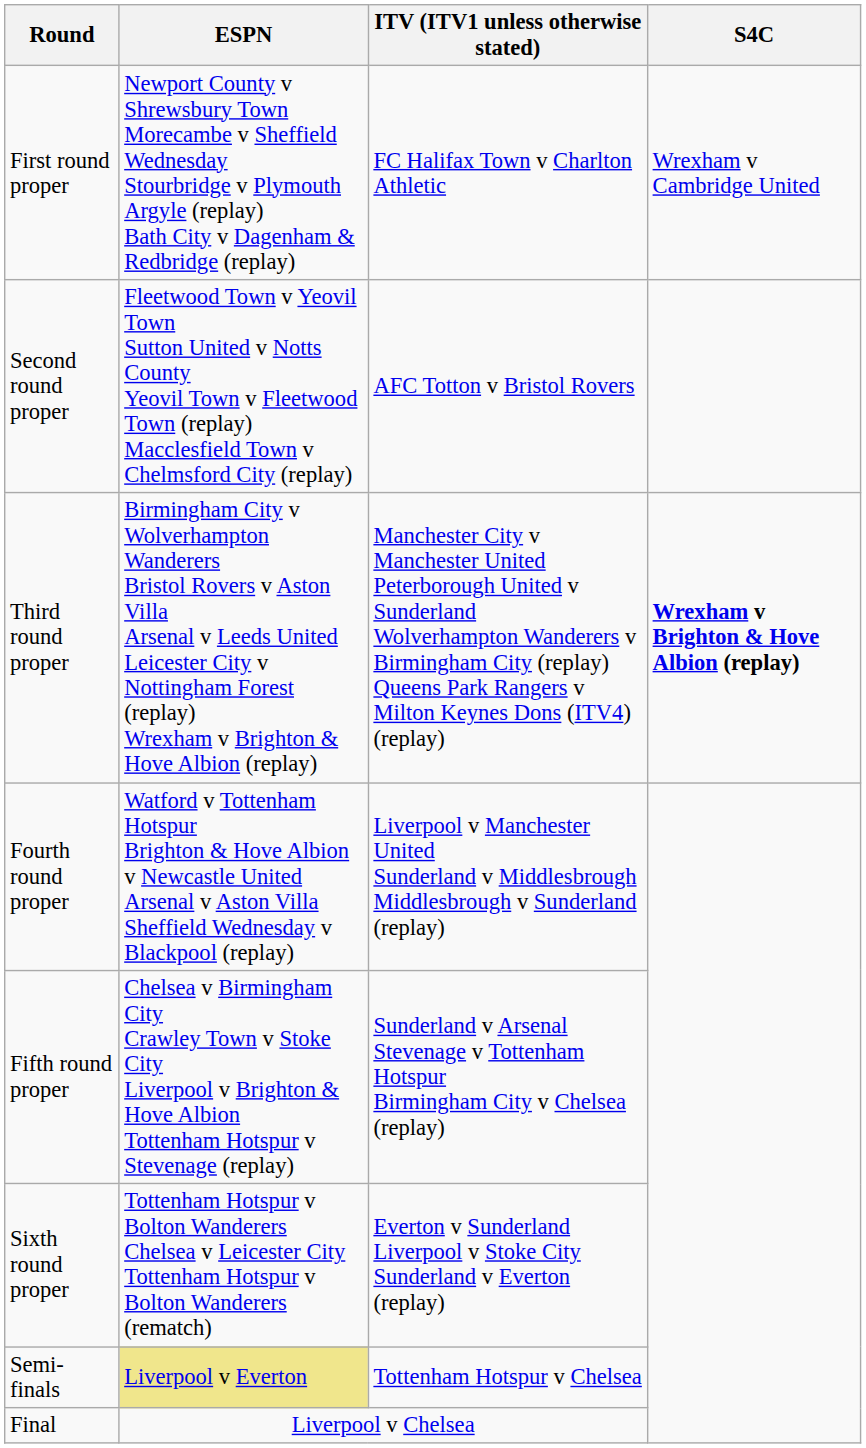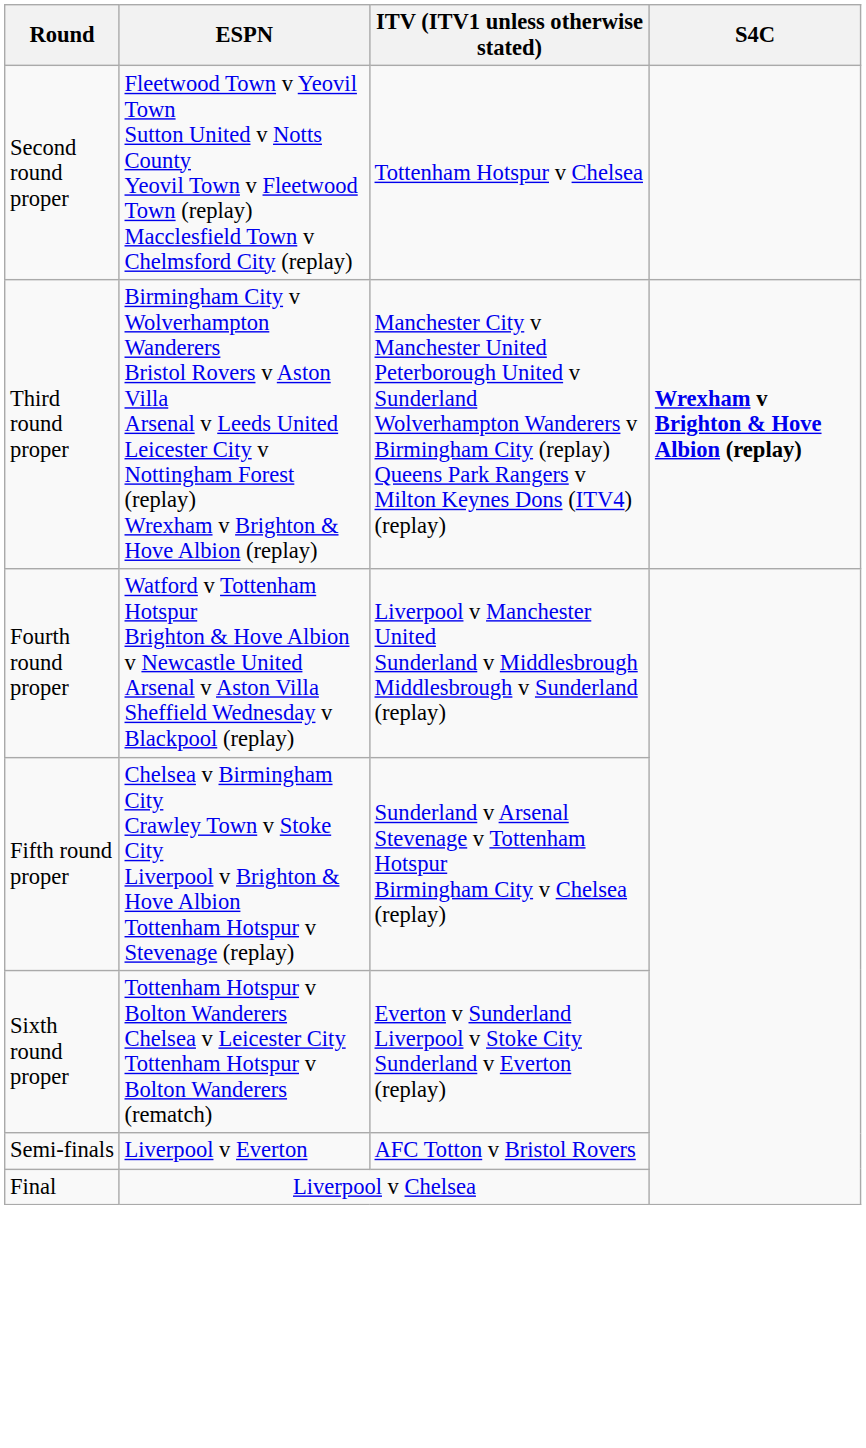- row: (60, 172)
(504, 385) AFC Totton v Bristol Rovers -> (509, 172) Tottenham Hotspur v Chelsea
(216, 1376) khaki background -> (216, 1150) no background
(508, 1376) Tottenham Hotspur v Chelsea -> (505, 1150) AFC Totton v Bristol Rovers
